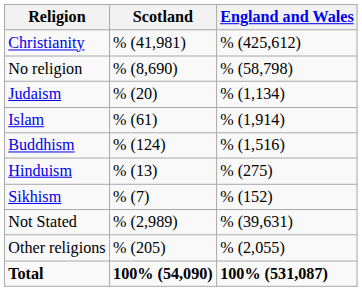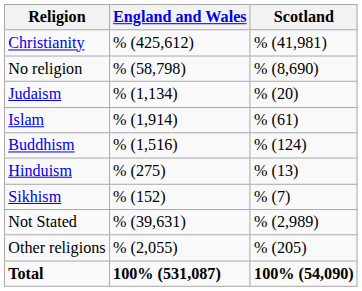columns swapped: (287, 17) <-> (163, 17)
